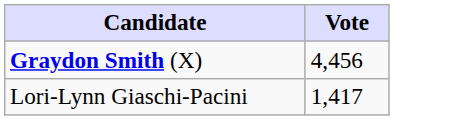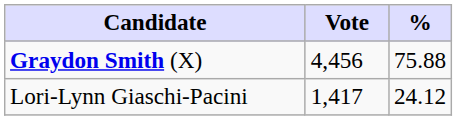+ column: (420, 22)
